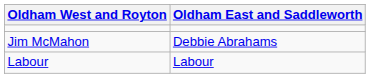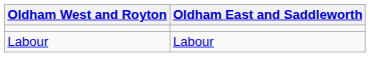- row: (48, 41)
